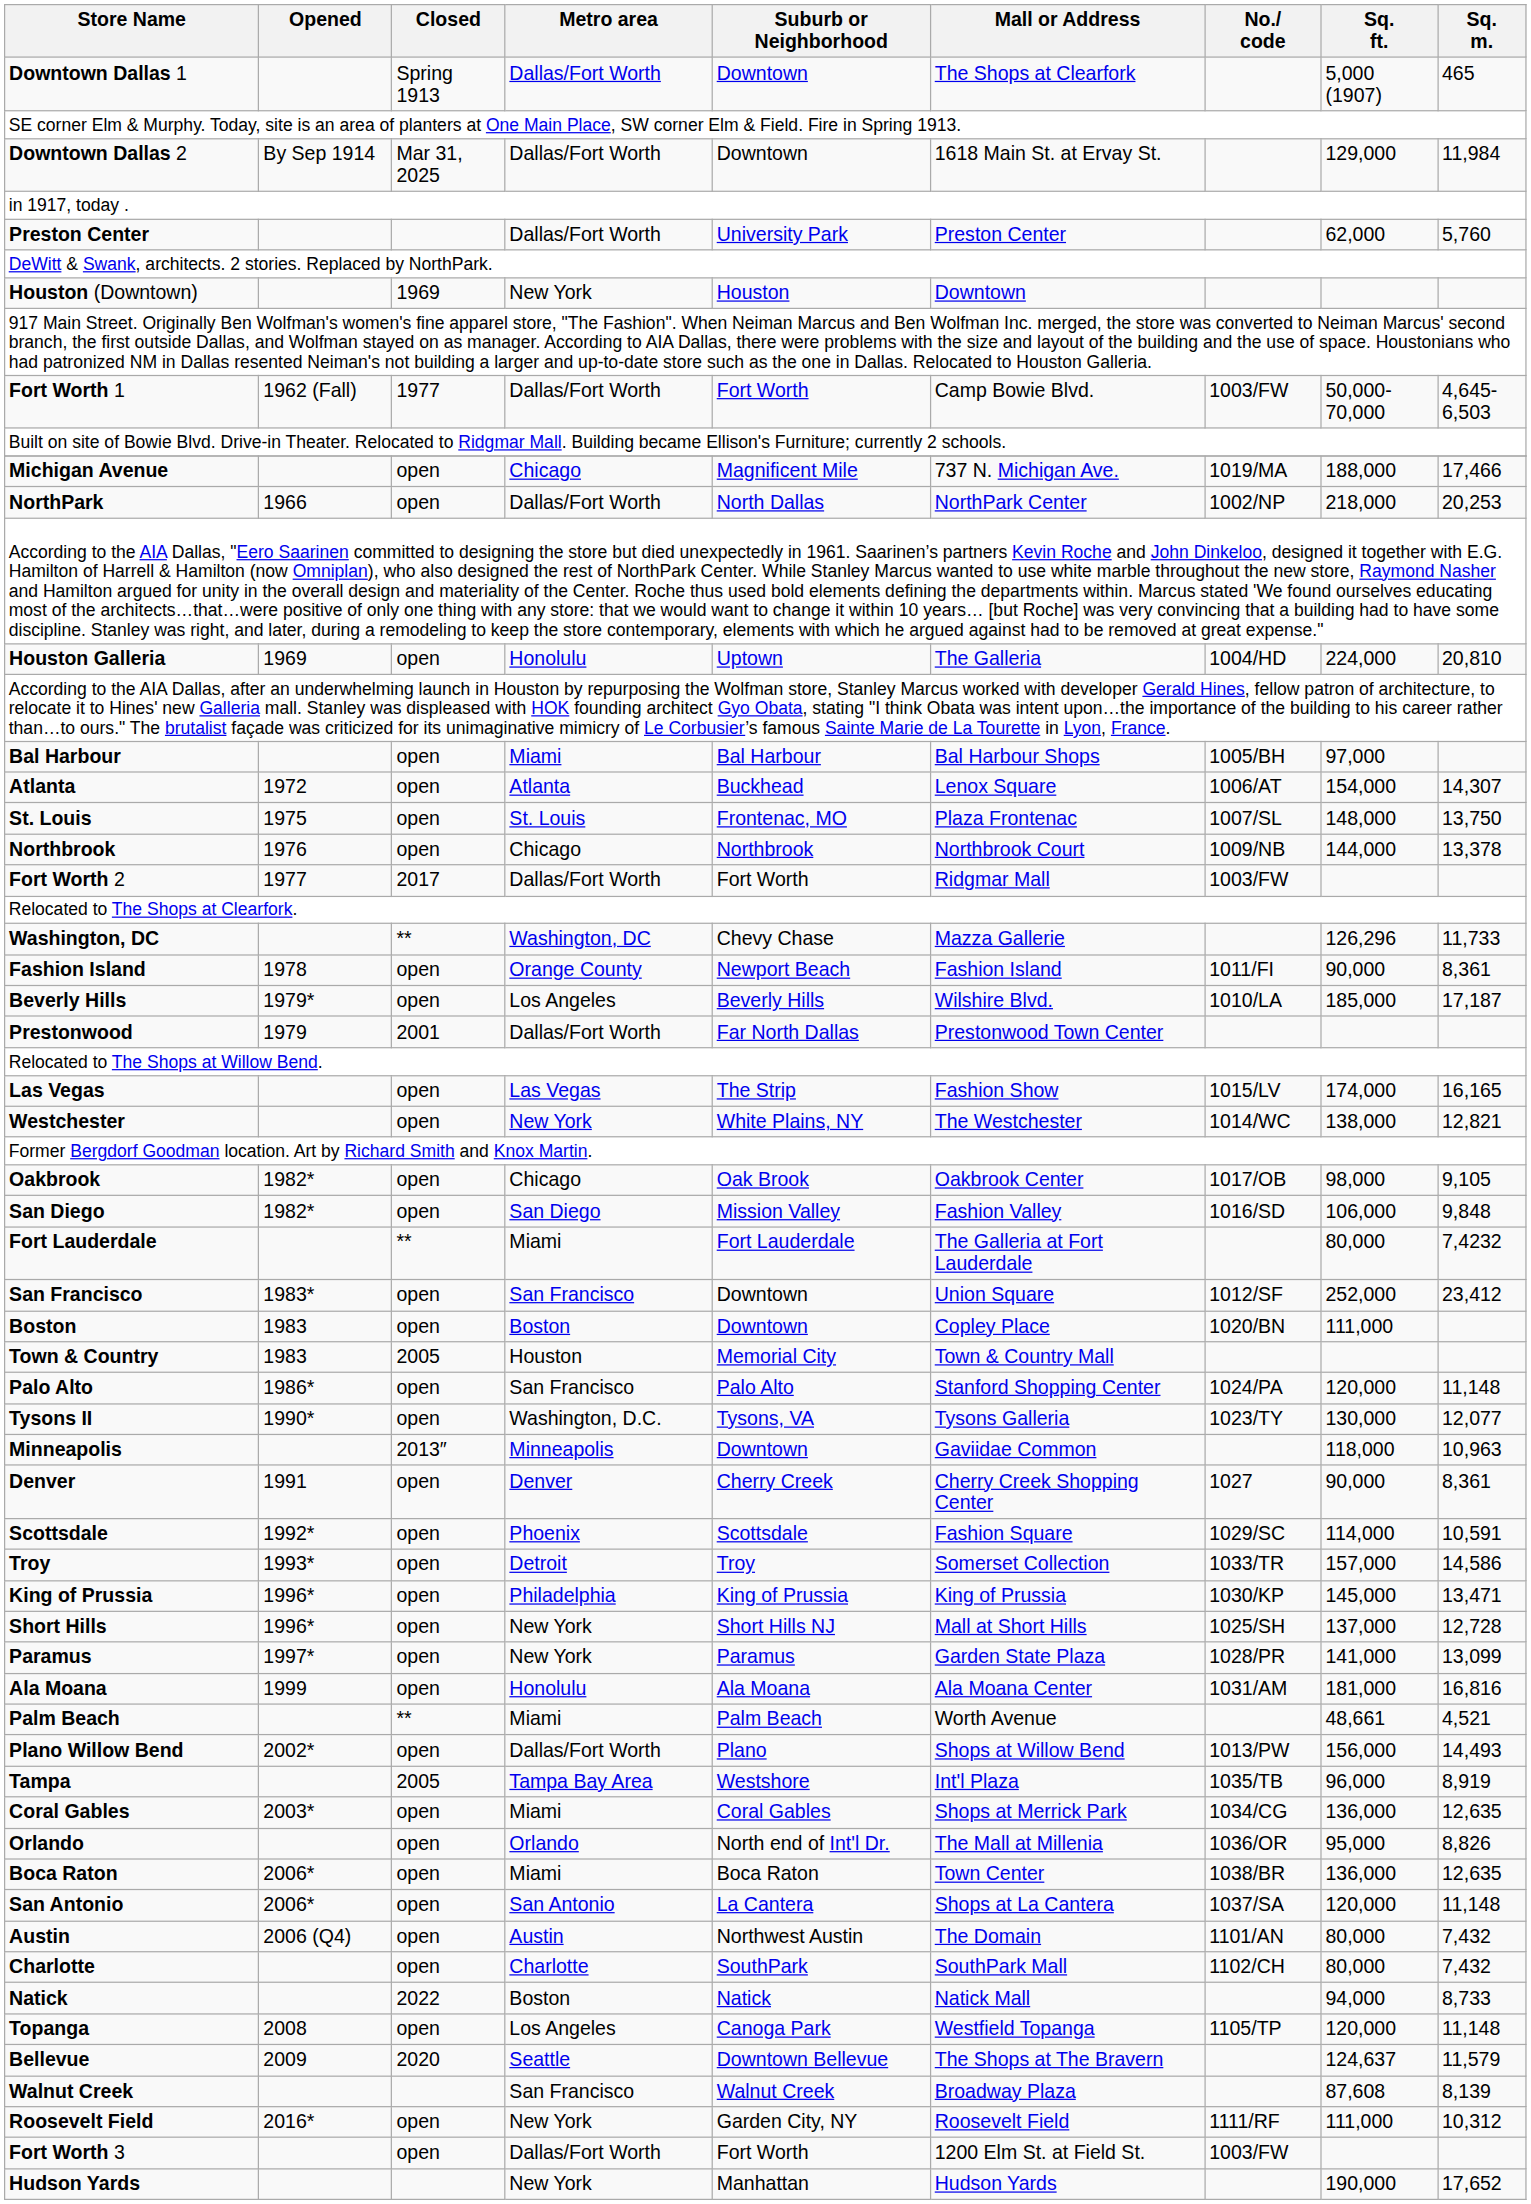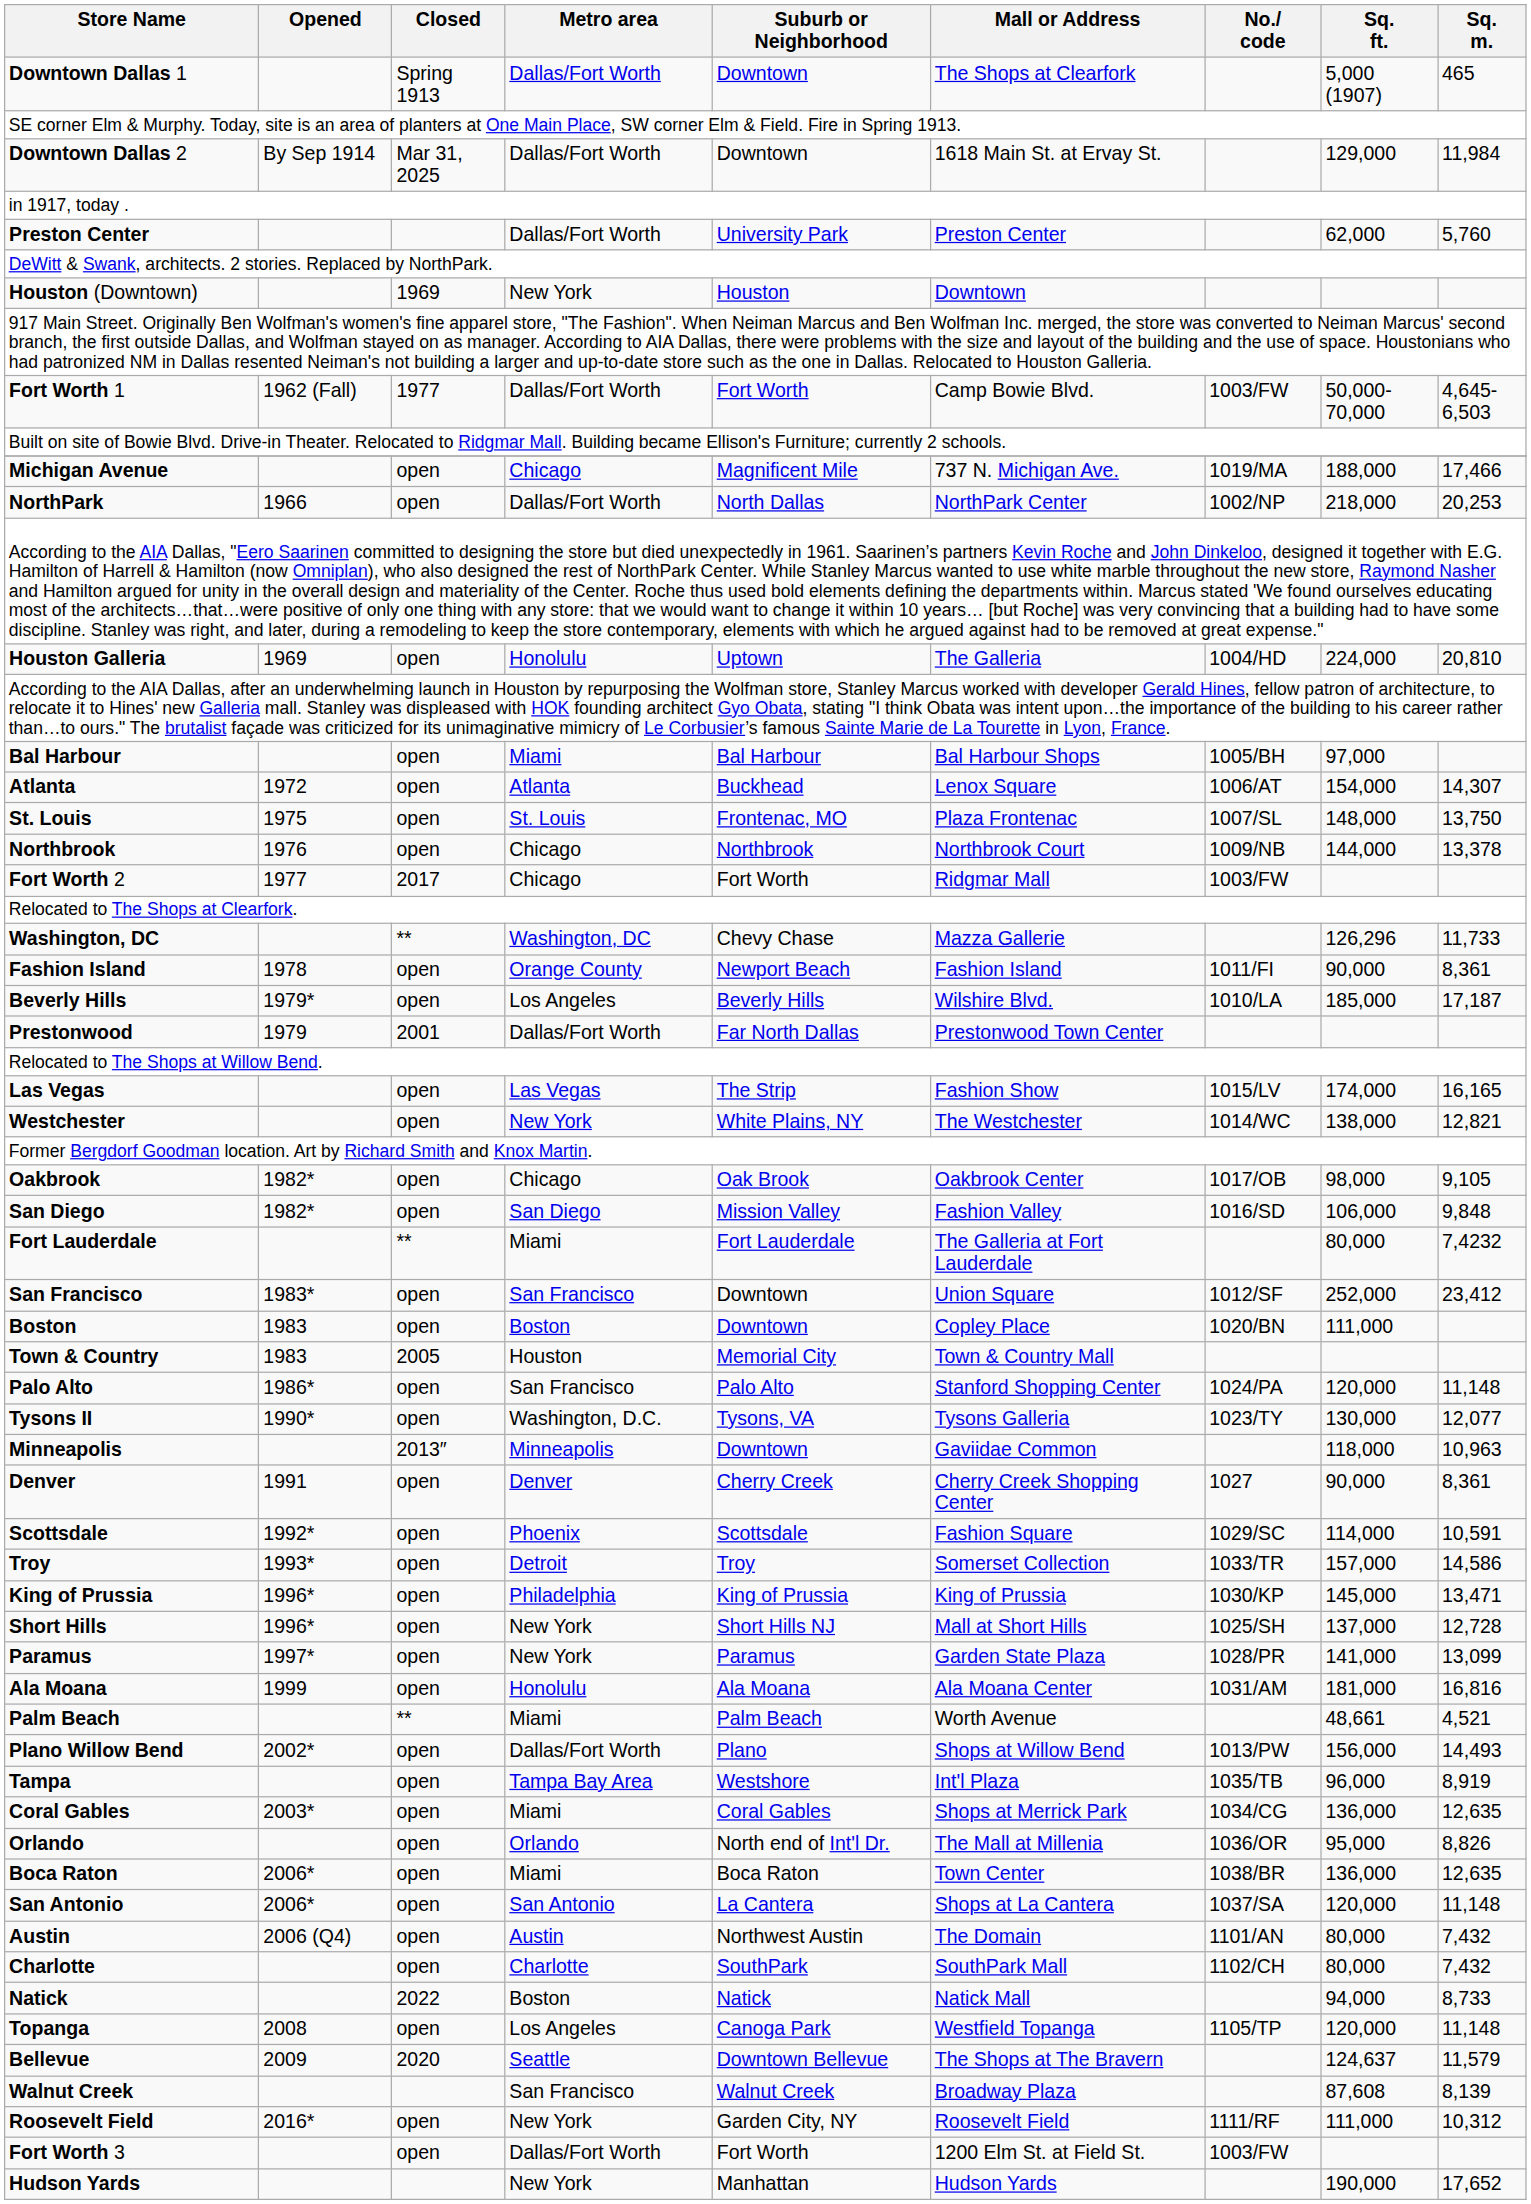(585, 880) Dallas/Fort Worth -> (545, 880) Chicago
(418, 1781) 2005 -> (418, 1781) open
